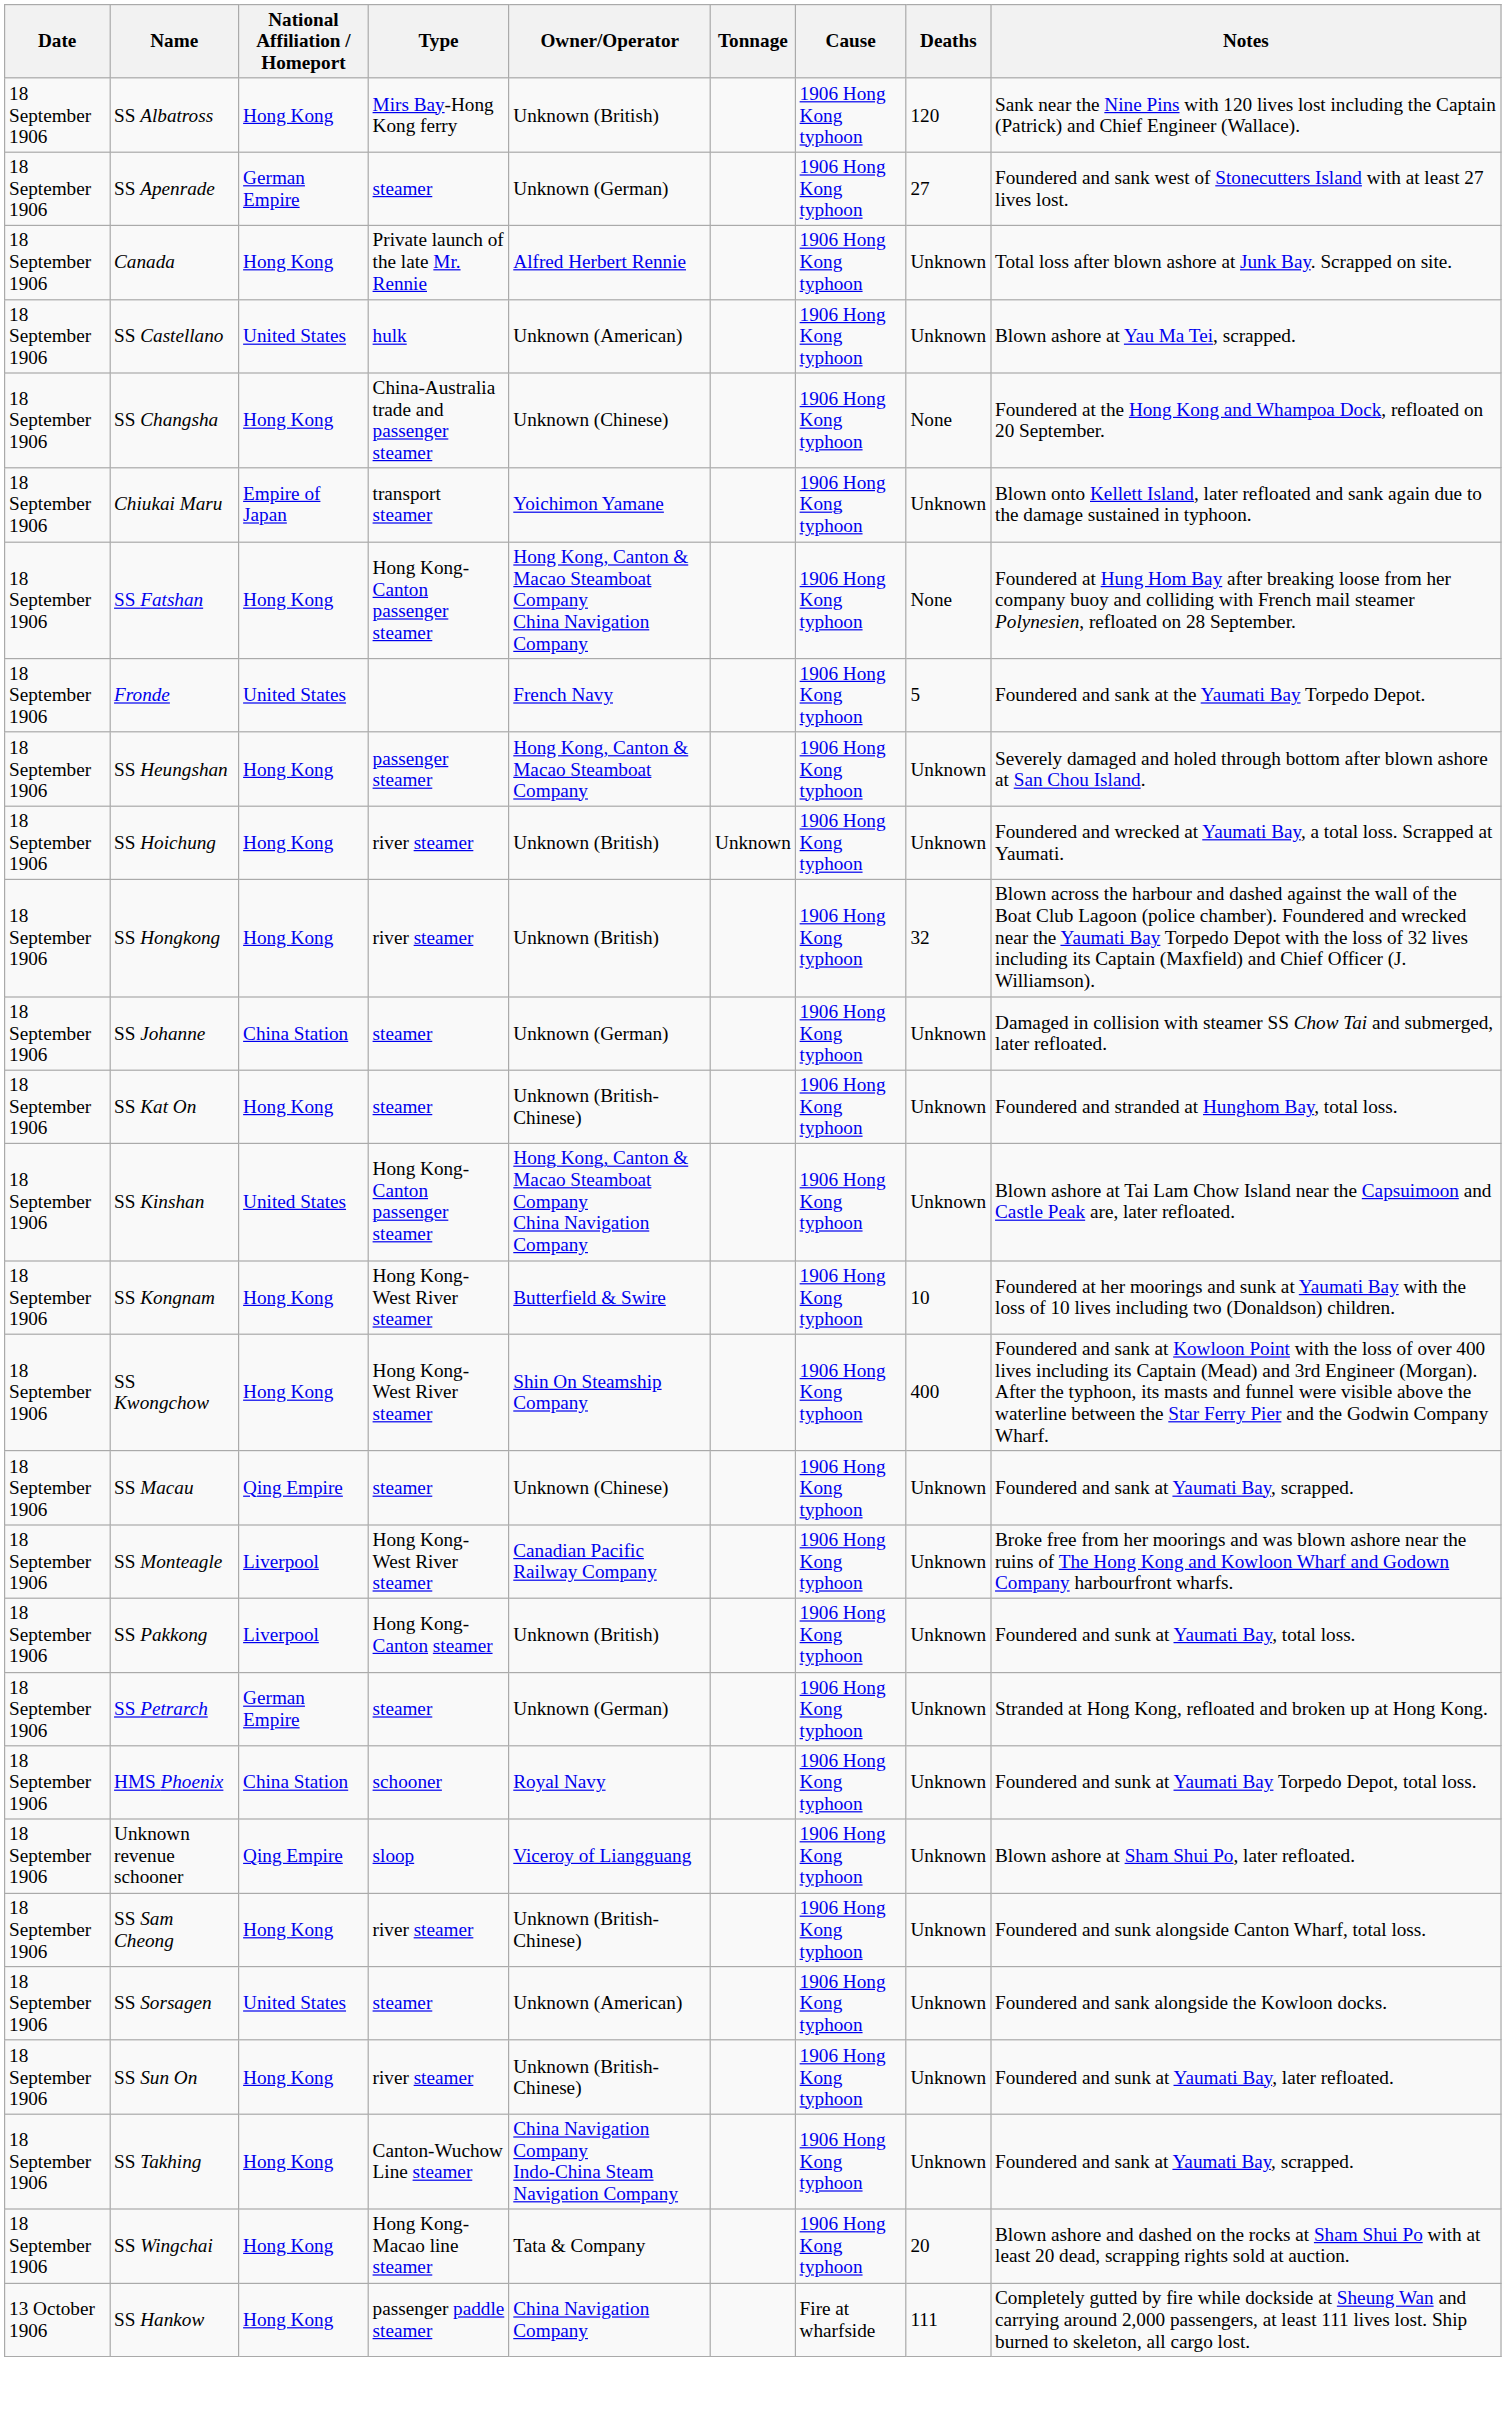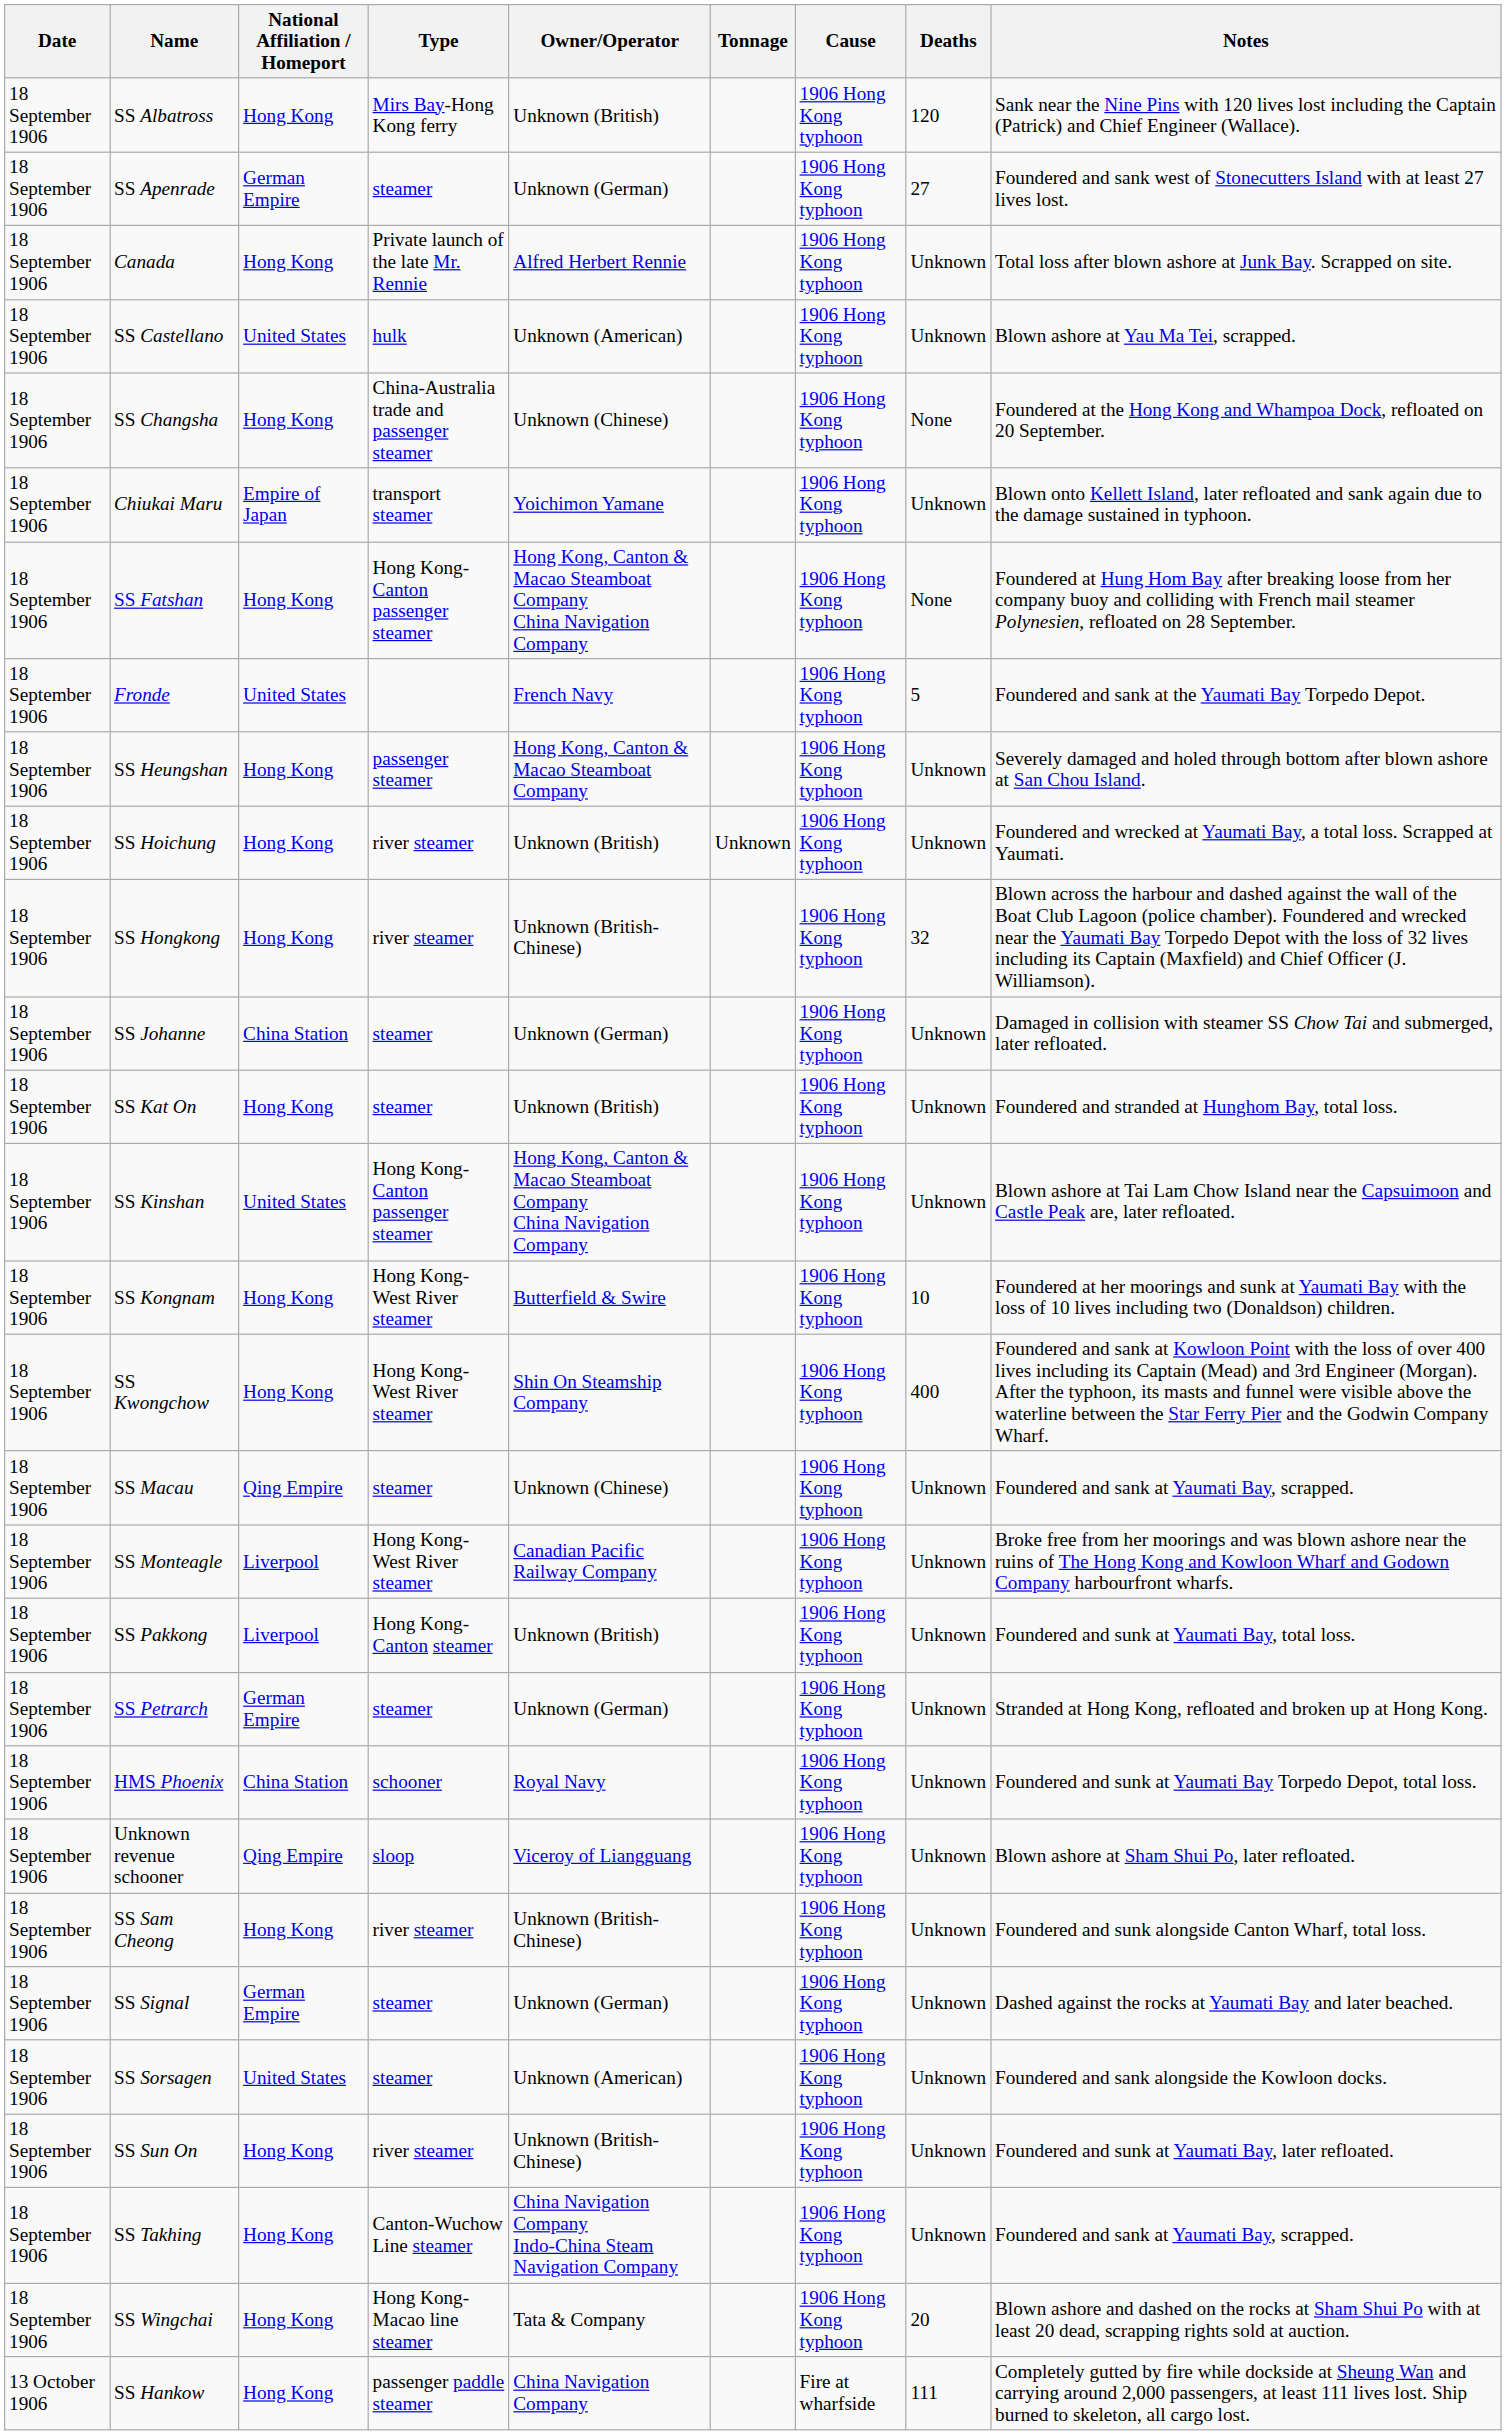(586, 937) Unknown (British) -> (586, 937) Unknown (British-Chinese)
(586, 1106) Unknown (British-Chinese) -> (586, 1106) Unknown (British)
+ row: (152, 2003)
